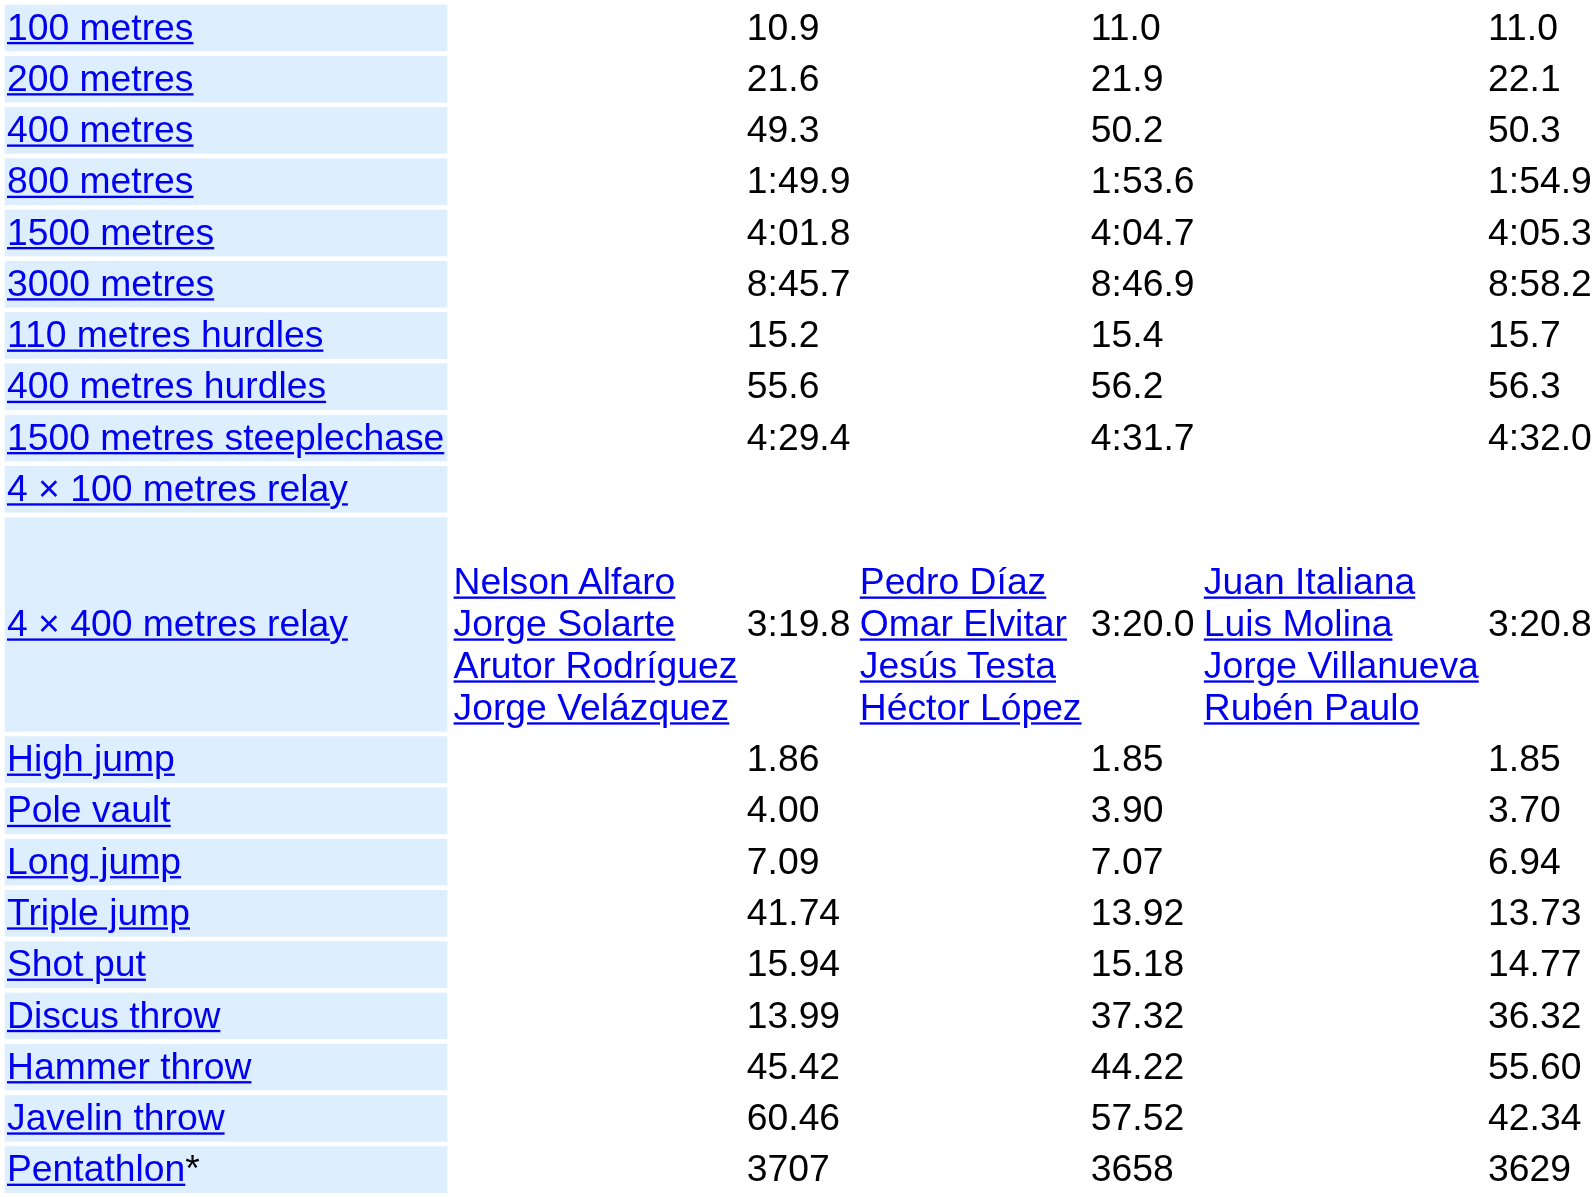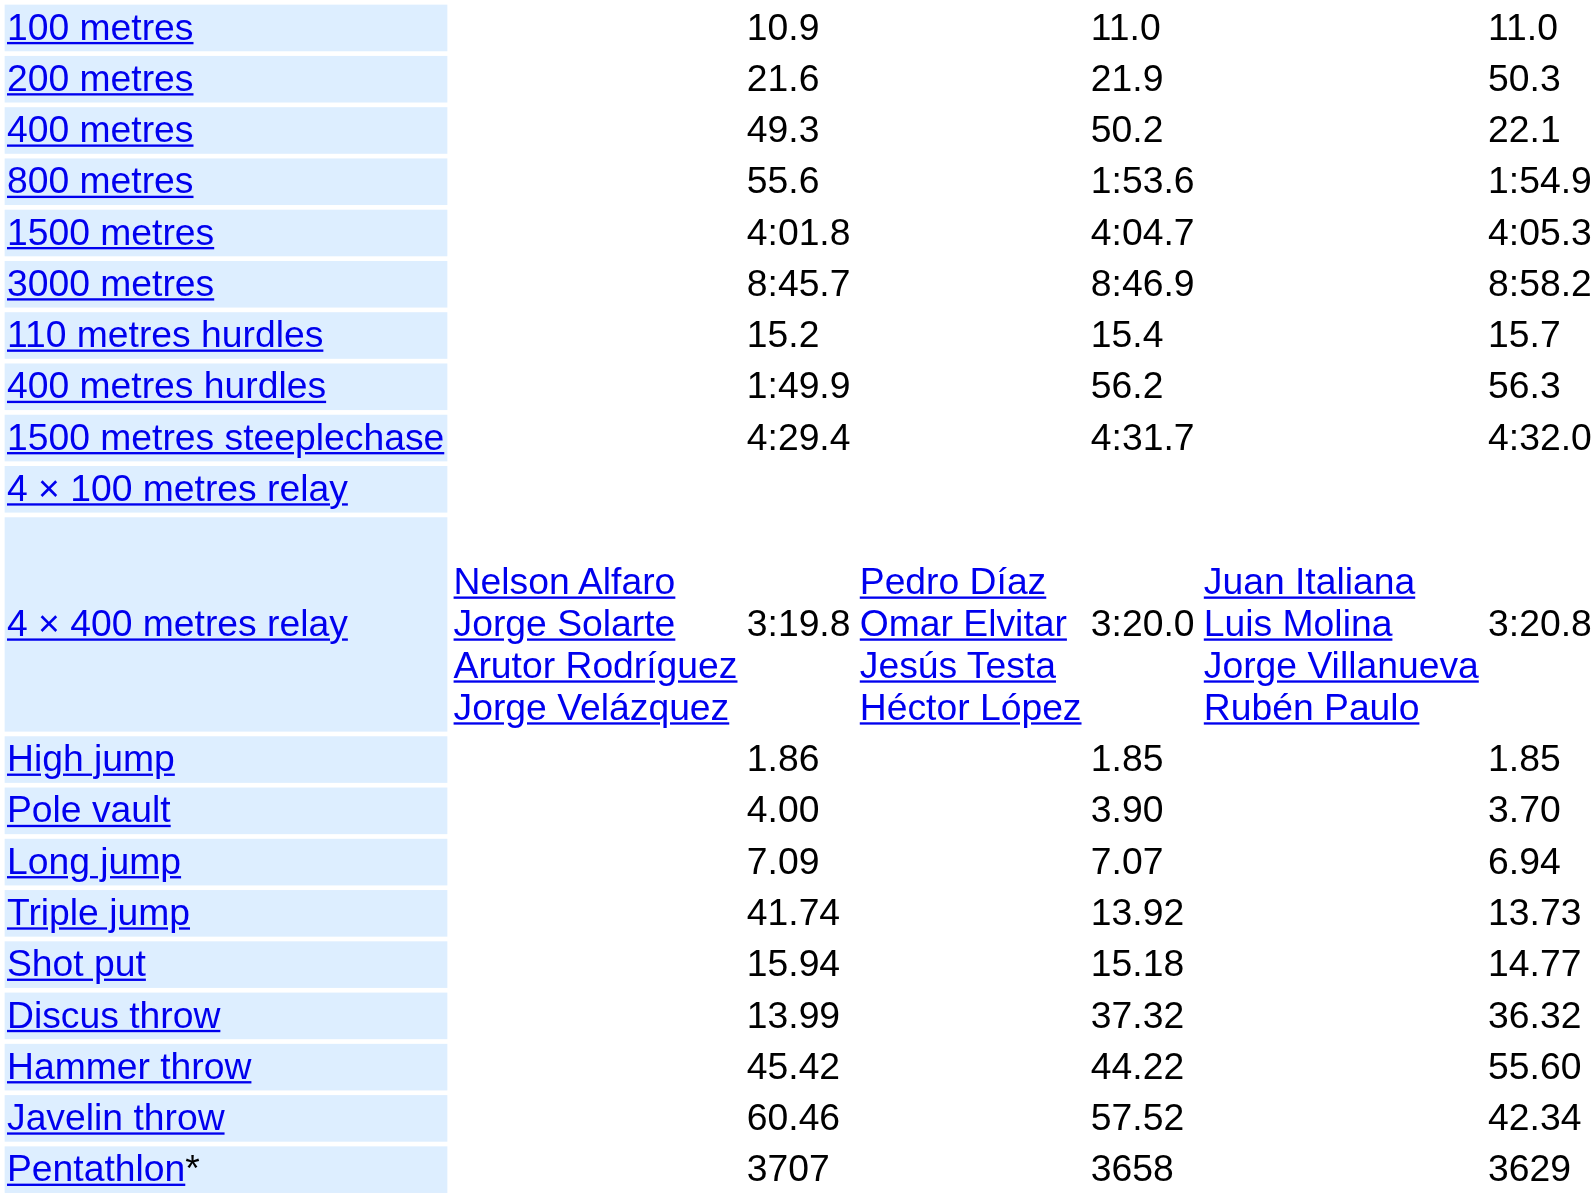(1524, 78) 22.1 -> (1524, 78) 50.3
(1524, 129) 50.3 -> (1524, 129) 22.1
(799, 181) 1:49.9 -> (783, 181) 55.6
(783, 386) 55.6 -> (799, 386) 1:49.9
